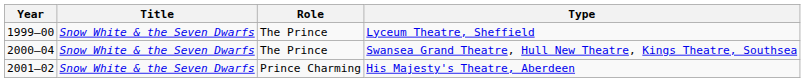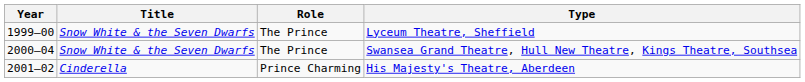(157, 68) Snow White & the Seven Dwarfs -> (93, 68) Cinderella
